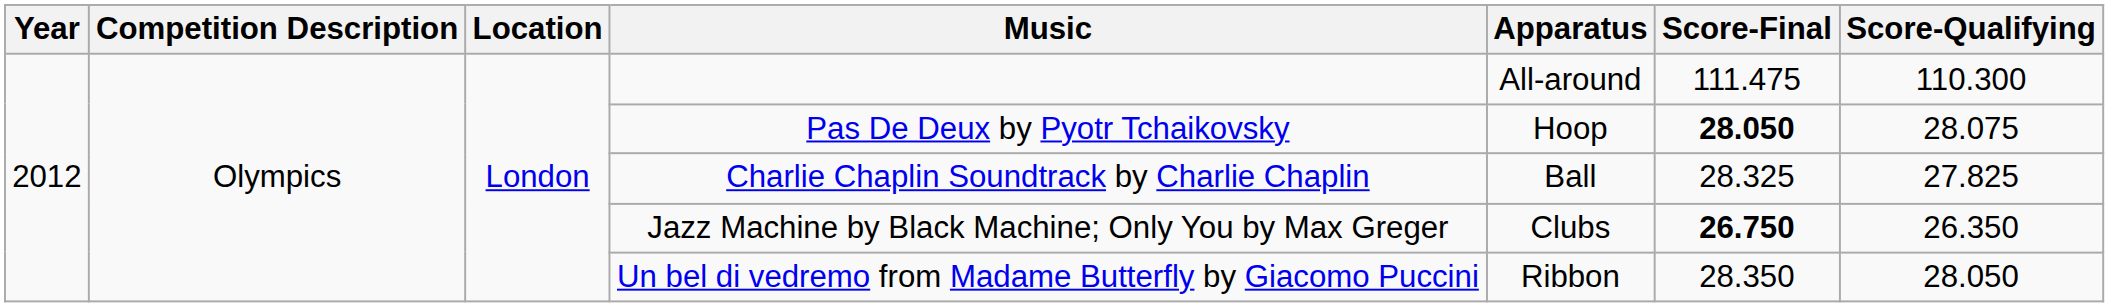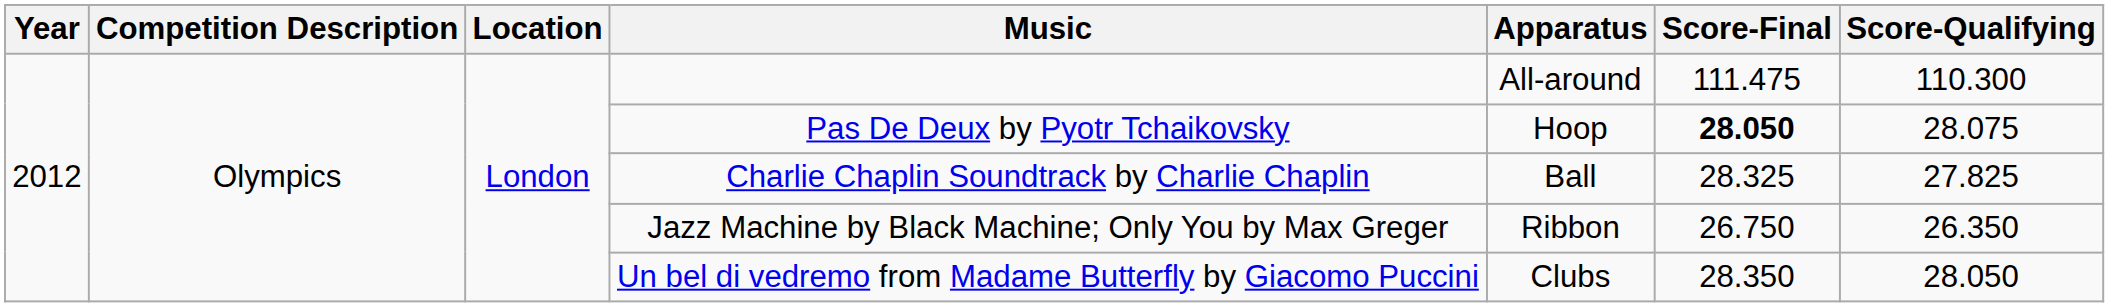(1570, 227) Clubs -> (1570, 227) Ribbon
(1747, 227) bold -> (1747, 227) normal
(1570, 276) Ribbon -> (1570, 276) Clubs
